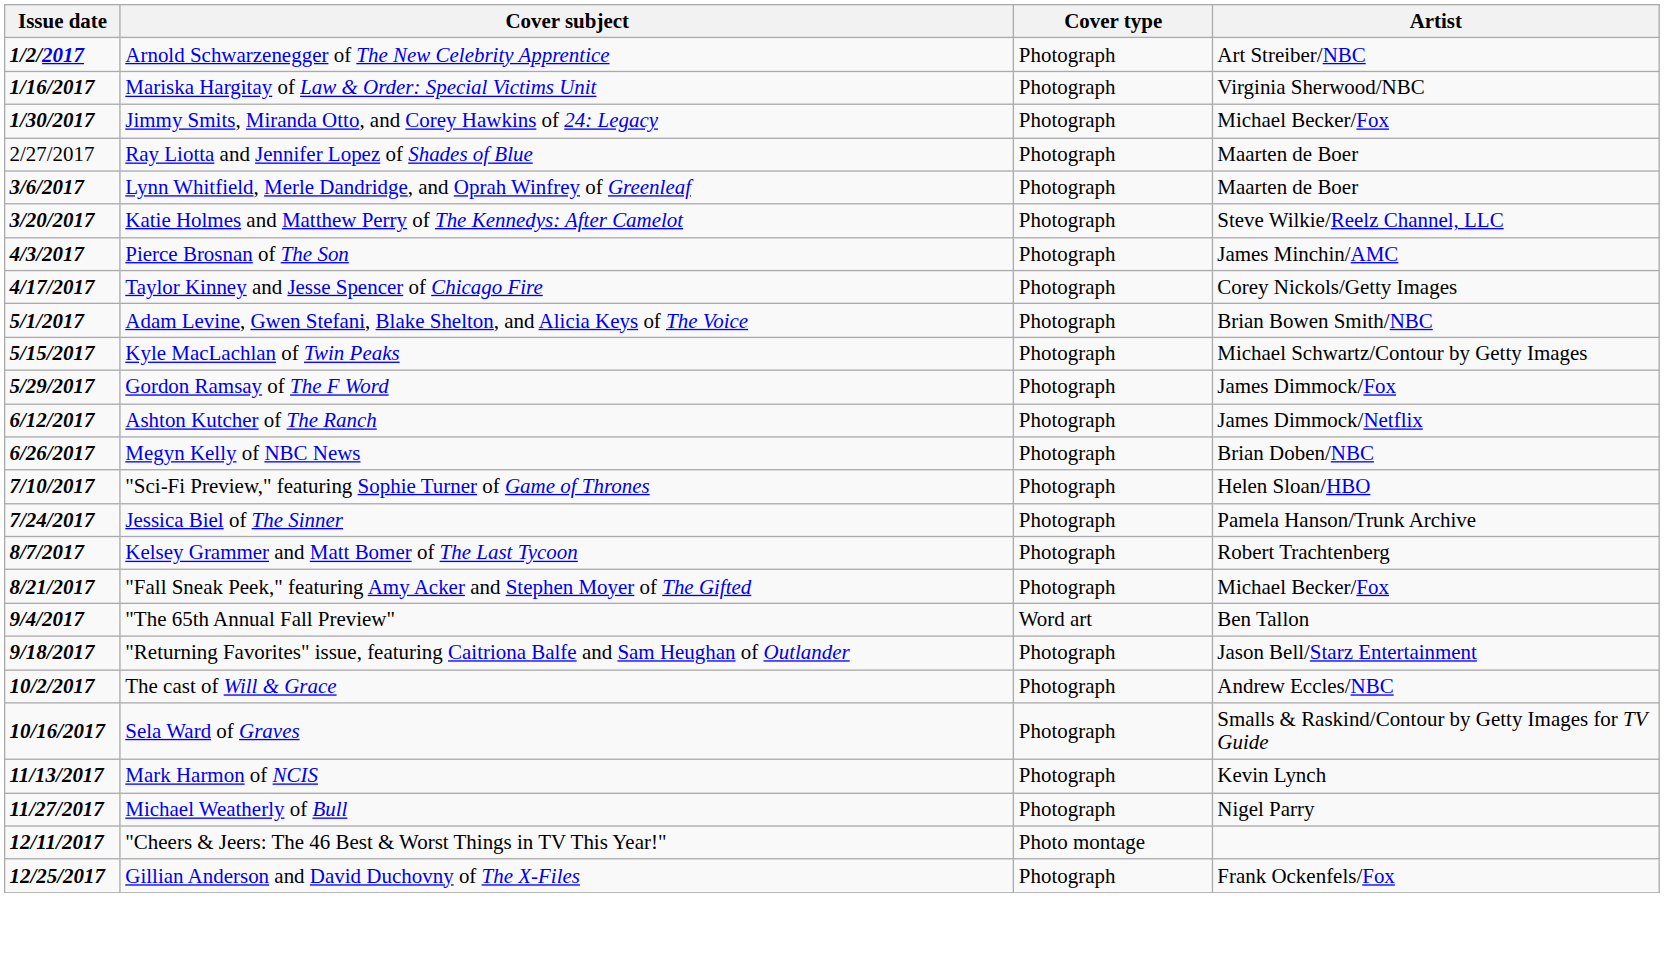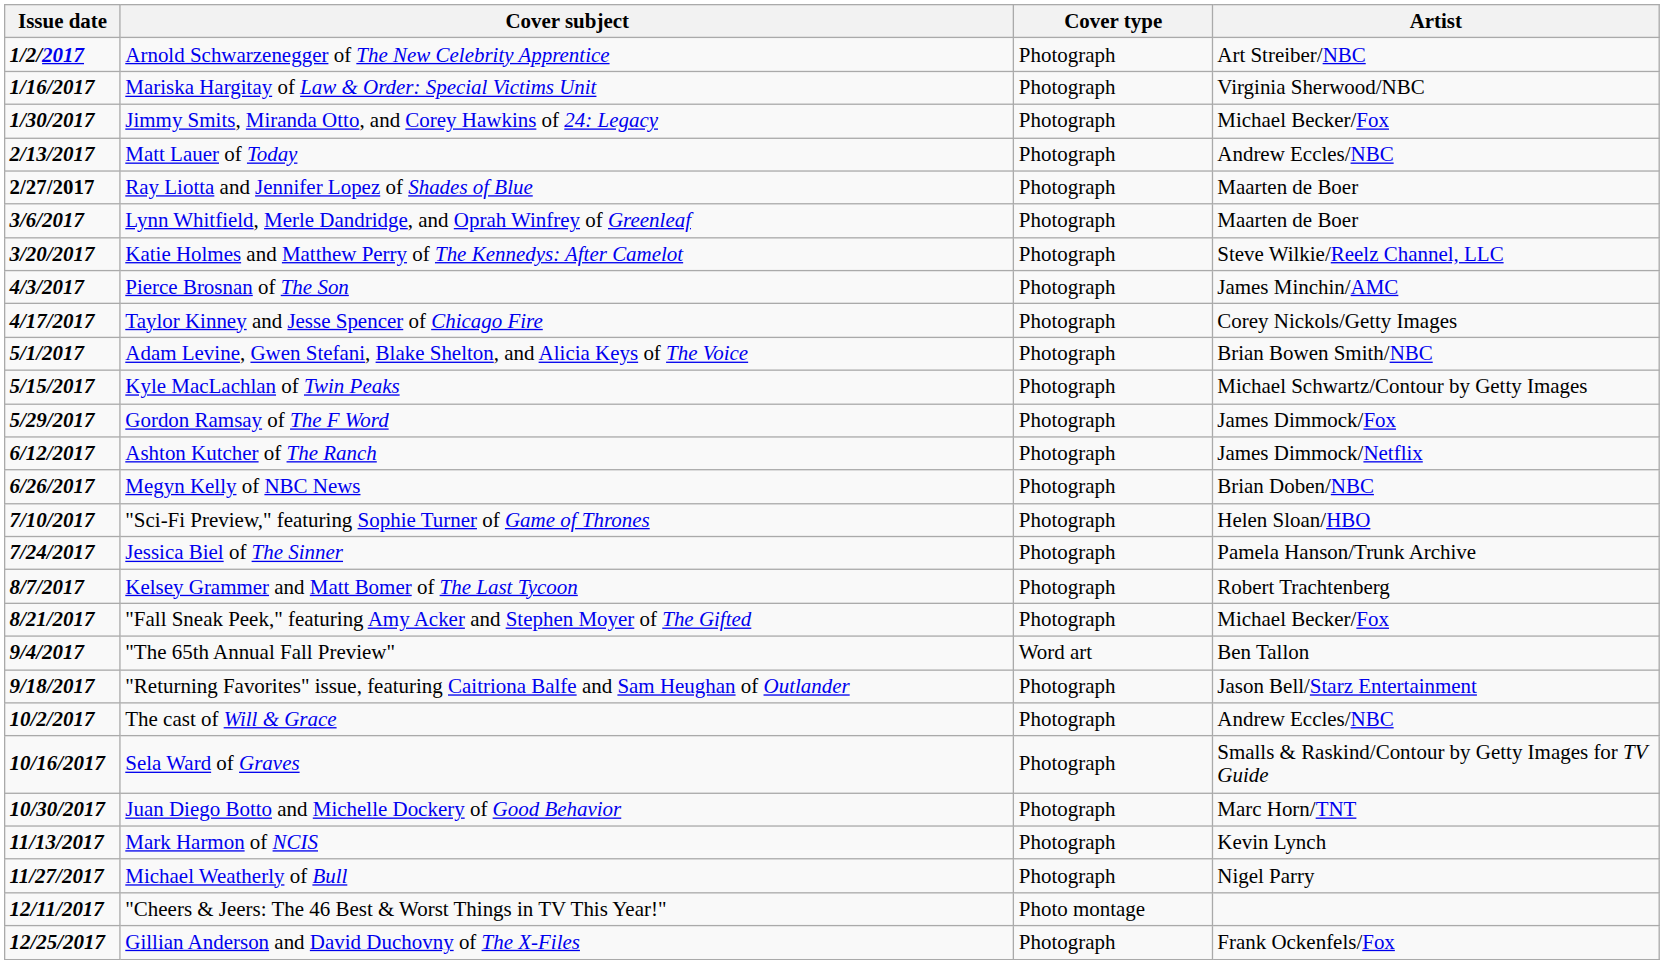+ row: (211, 154)
(52, 154) normal -> (52, 187) bold
+ row: (373, 809)
